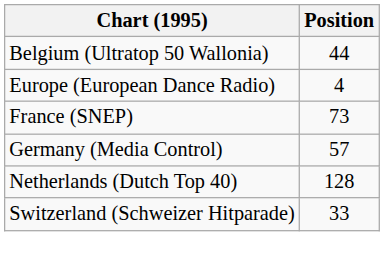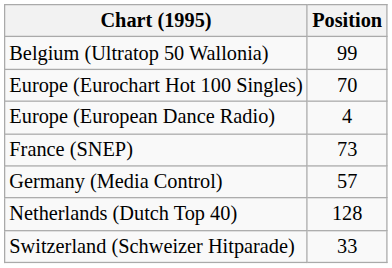(339, 52) 44 -> (347, 52) 99
+ row: (156, 85)
